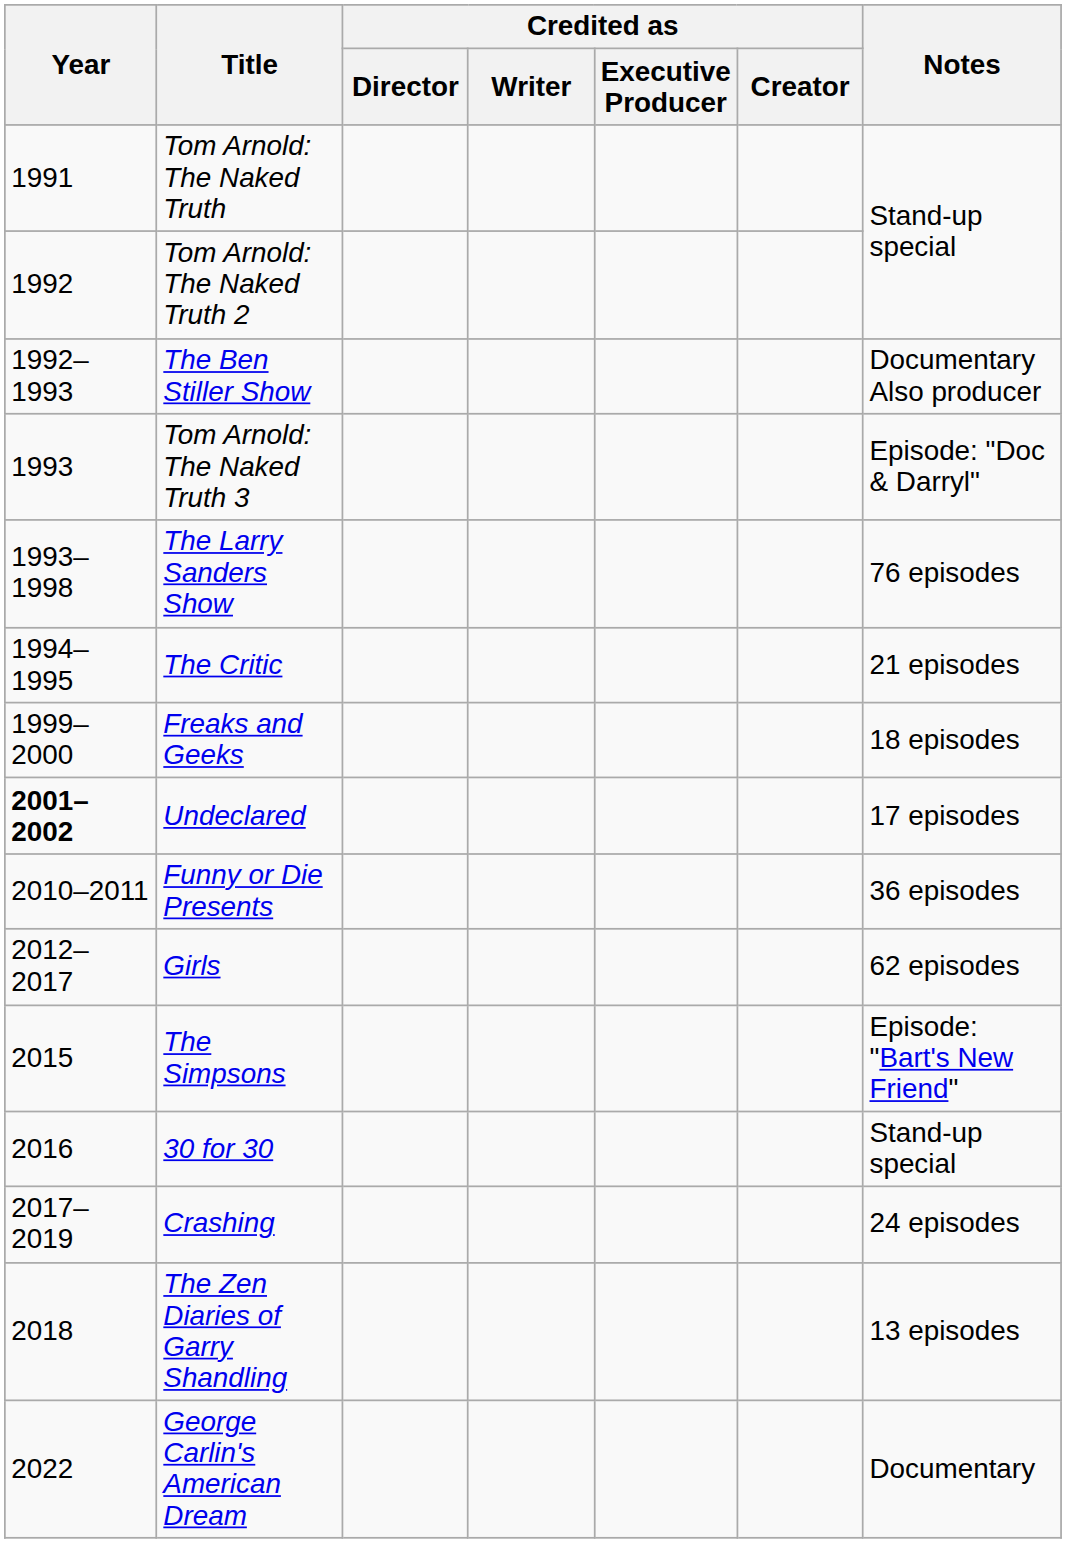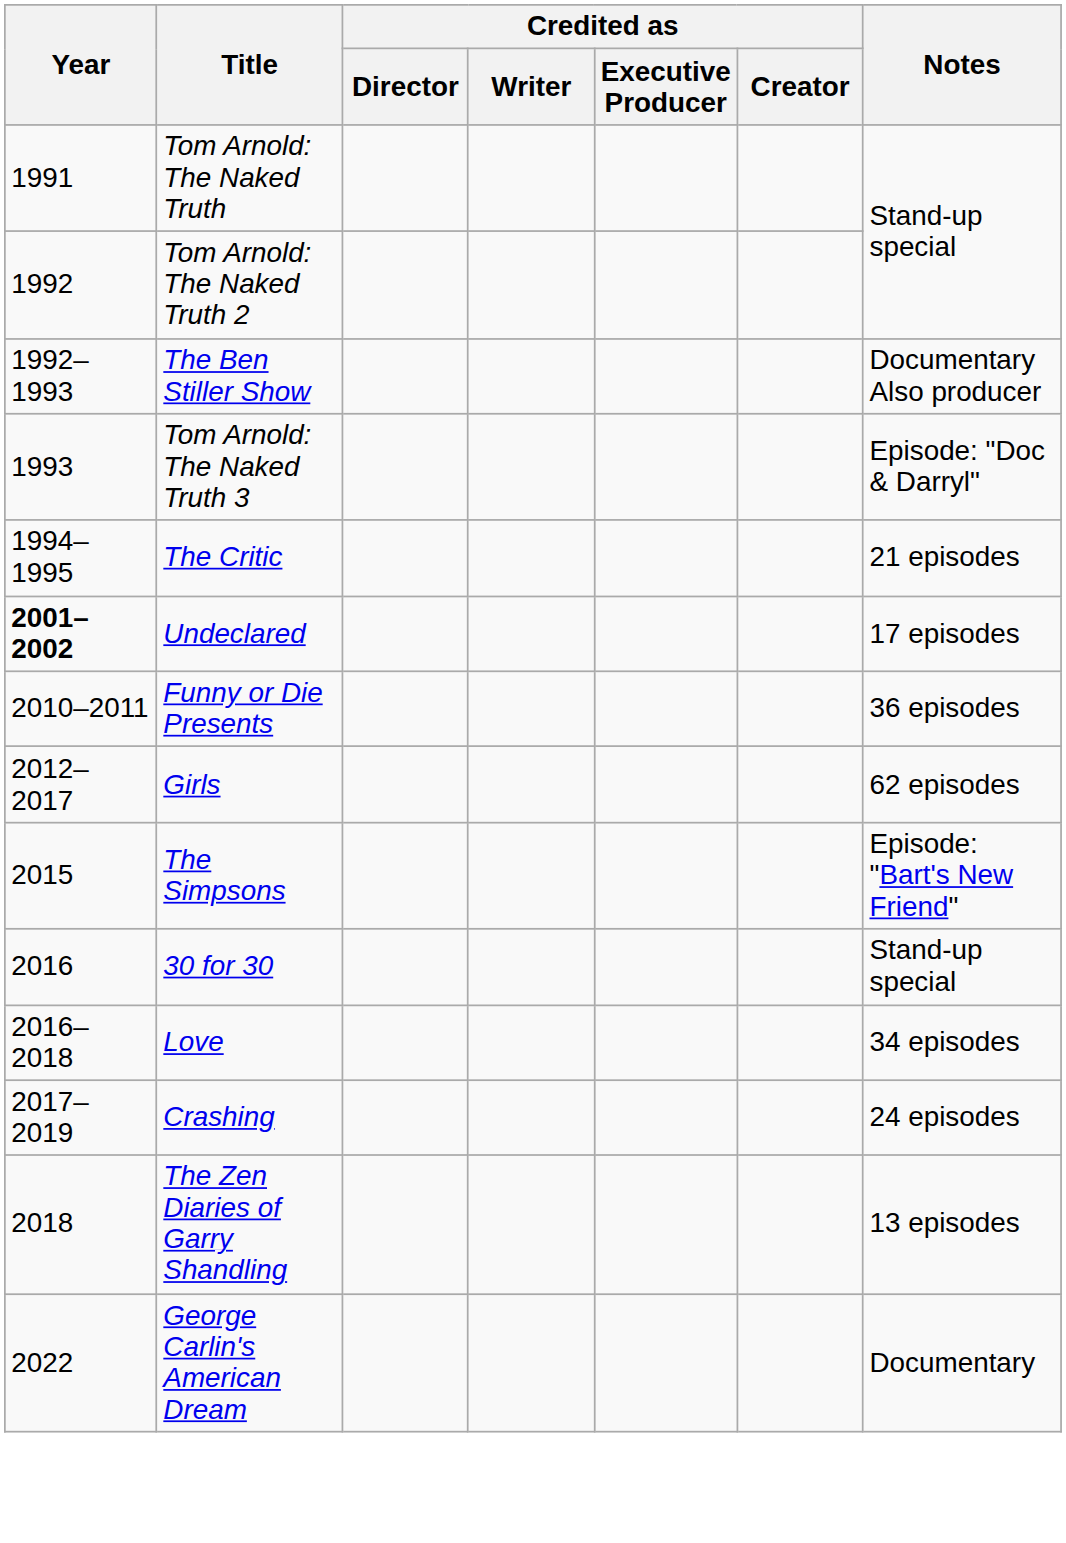- row: (223, 573)
- row: (233, 739)
+ row: (194, 1041)
